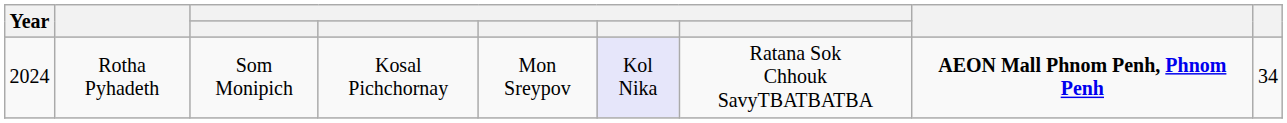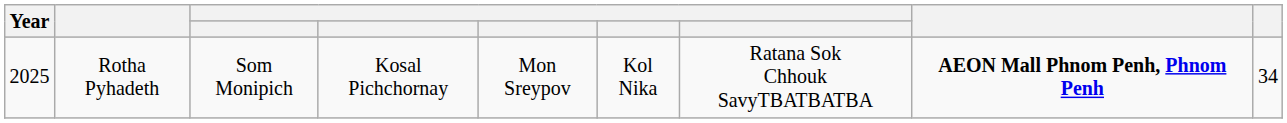(29, 77) 2024 -> (29, 77) 2025
(638, 77) lavender background -> (638, 77) no background
